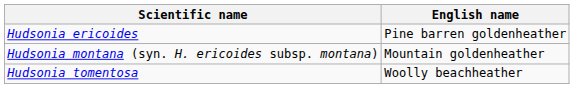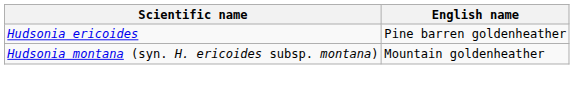- row: (73, 73)
